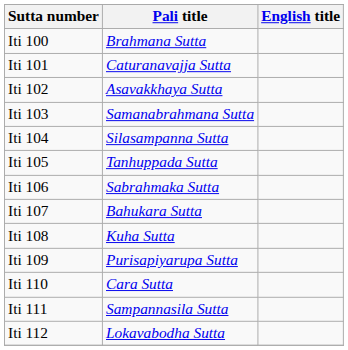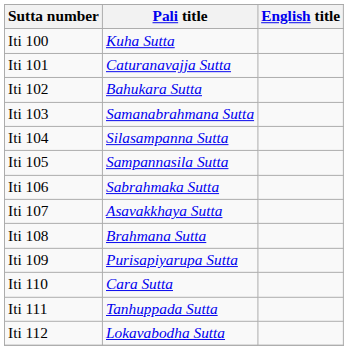(156, 41) Brahmana Sutta -> (140, 41) Kuha Sutta
(164, 89) Asavakkhaya Sutta -> (154, 89) Bahukara Sutta
(162, 162) Tanhuppada Sutta -> (167, 162) Sampannasila Sutta
(154, 211) Bahukara Sutta -> (164, 211) Asavakkhaya Sutta
(140, 235) Kuha Sutta -> (156, 235) Brahmana Sutta
(167, 308) Sampannasila Sutta -> (162, 308) Tanhuppada Sutta
